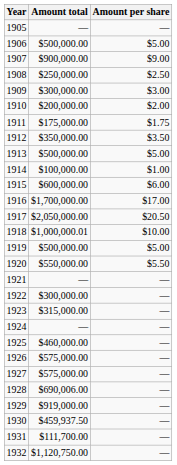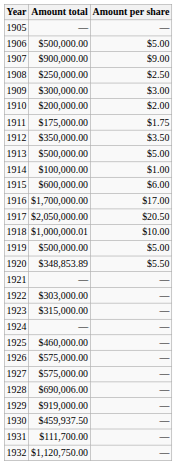(63, 264) $550,000.00 -> (63, 264) $348,853.89
(63, 295) $300,000.00 -> (63, 295) $303,000.00
